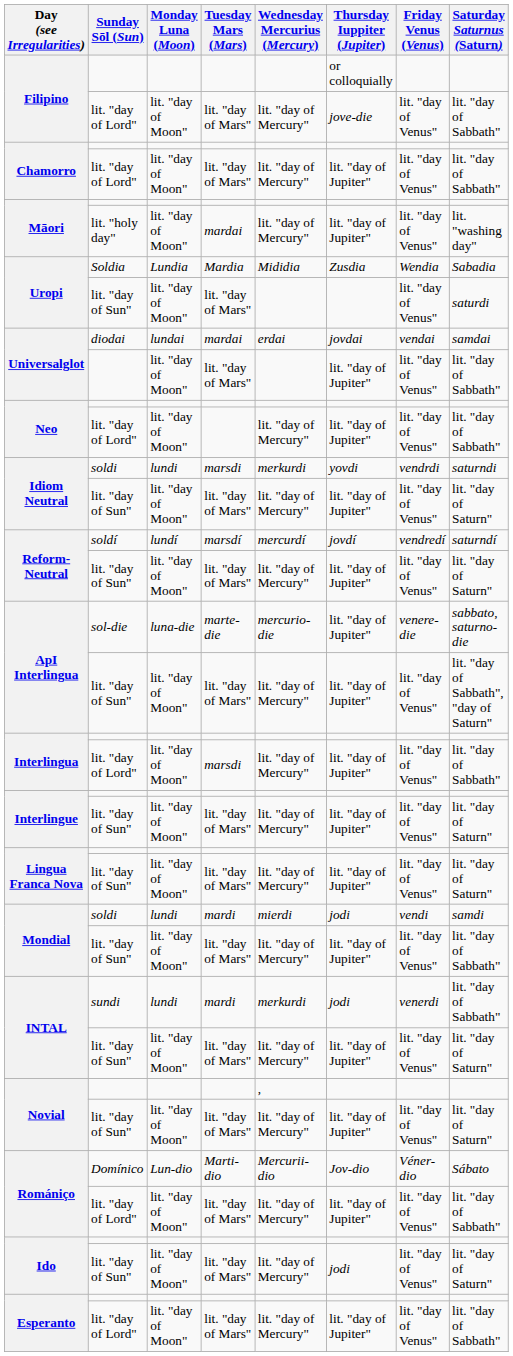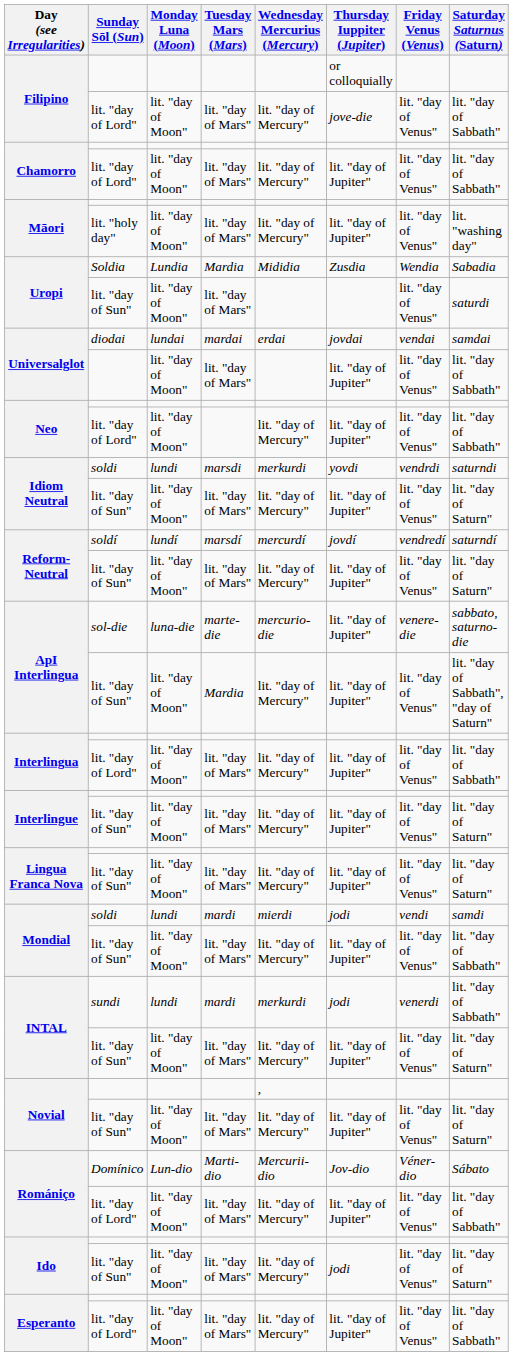(223, 231) mardai -> (228, 231) lit. "day of Mars"
(228, 692) lit. "day of Mars" -> (224, 692) Mardia
(223, 764) marsdi -> (228, 764) lit. "day of Mars"
